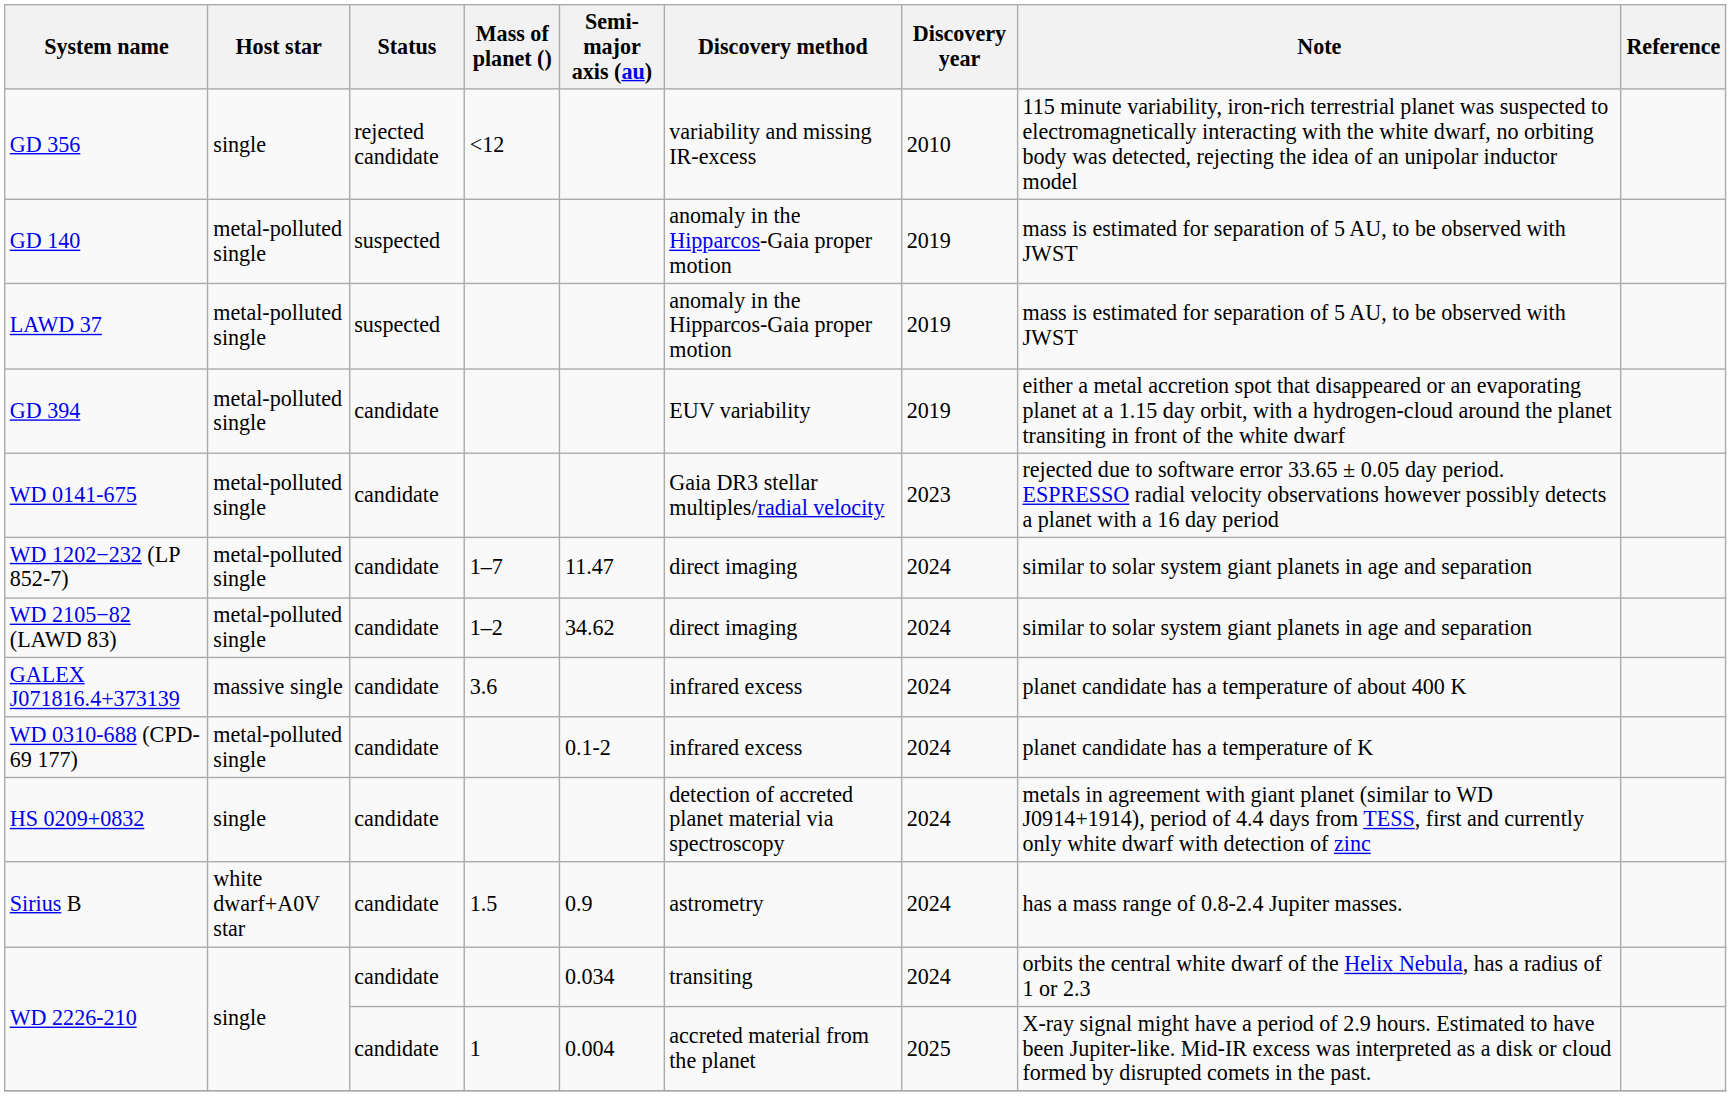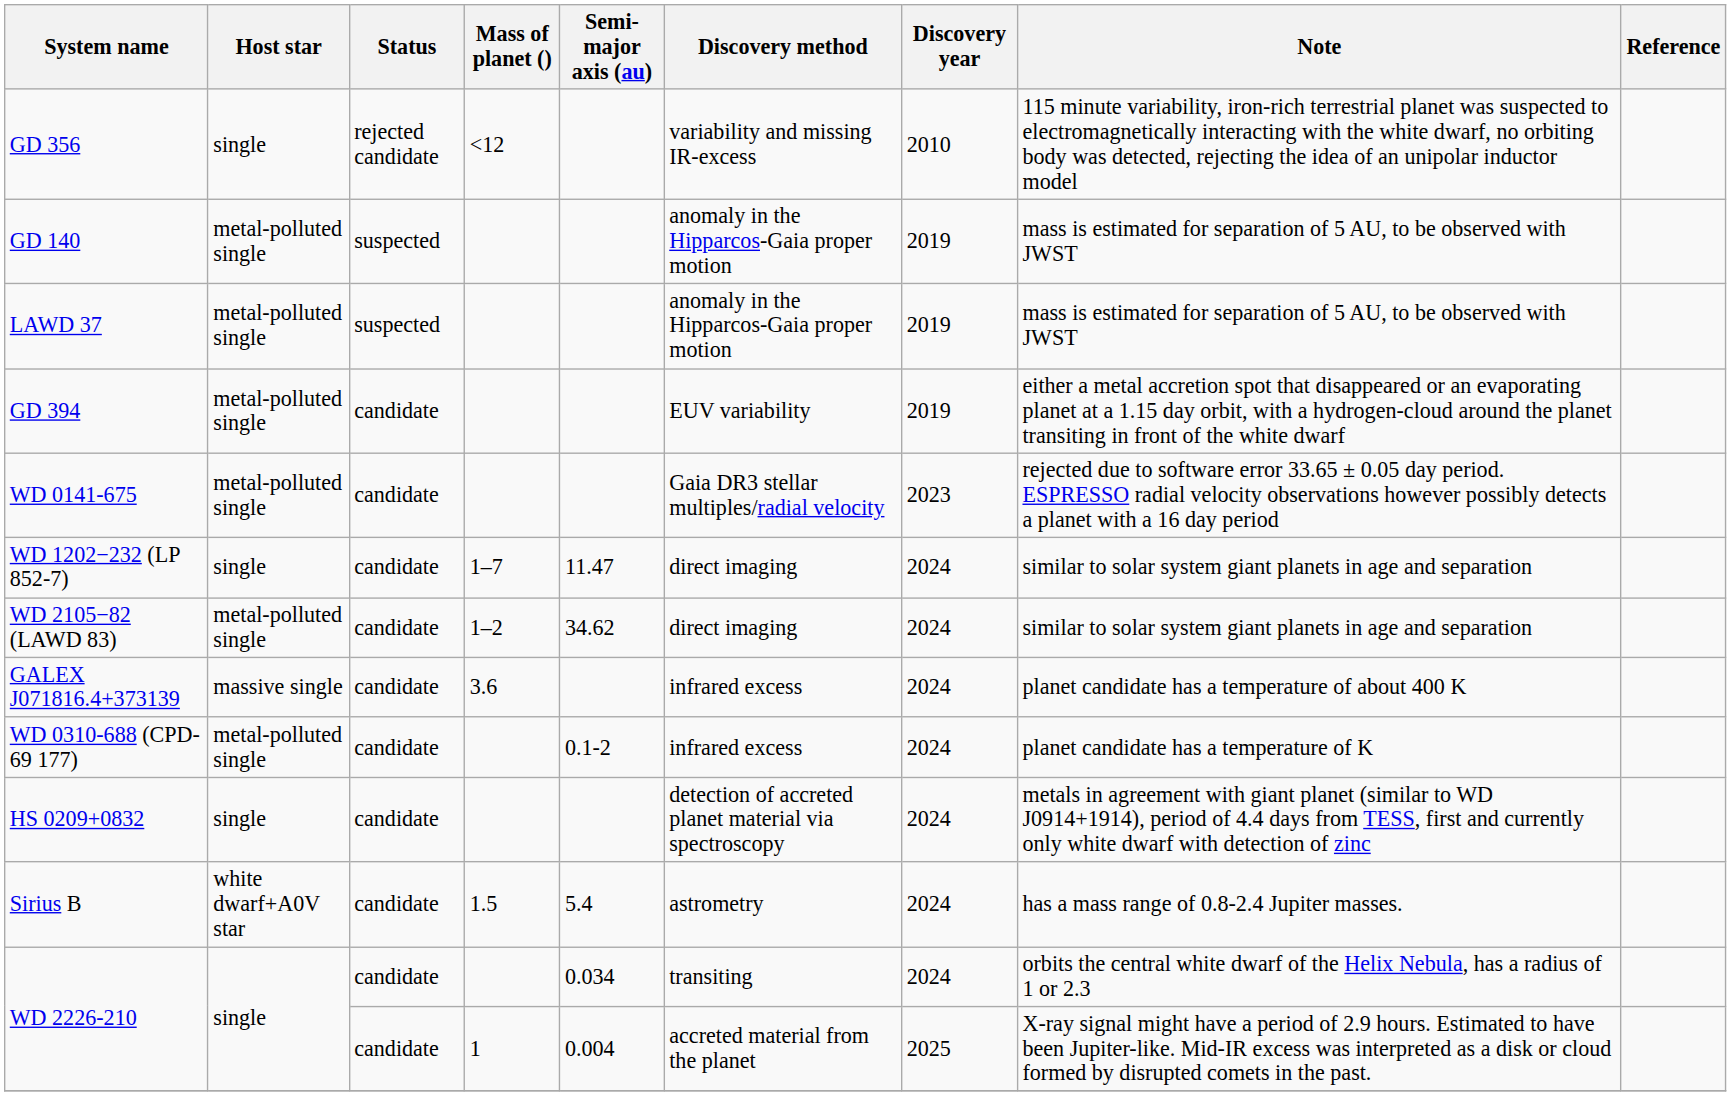(278, 567) metal-polluted single -> (240, 567) single
(579, 904) 0.9 -> (579, 904) 5.4
